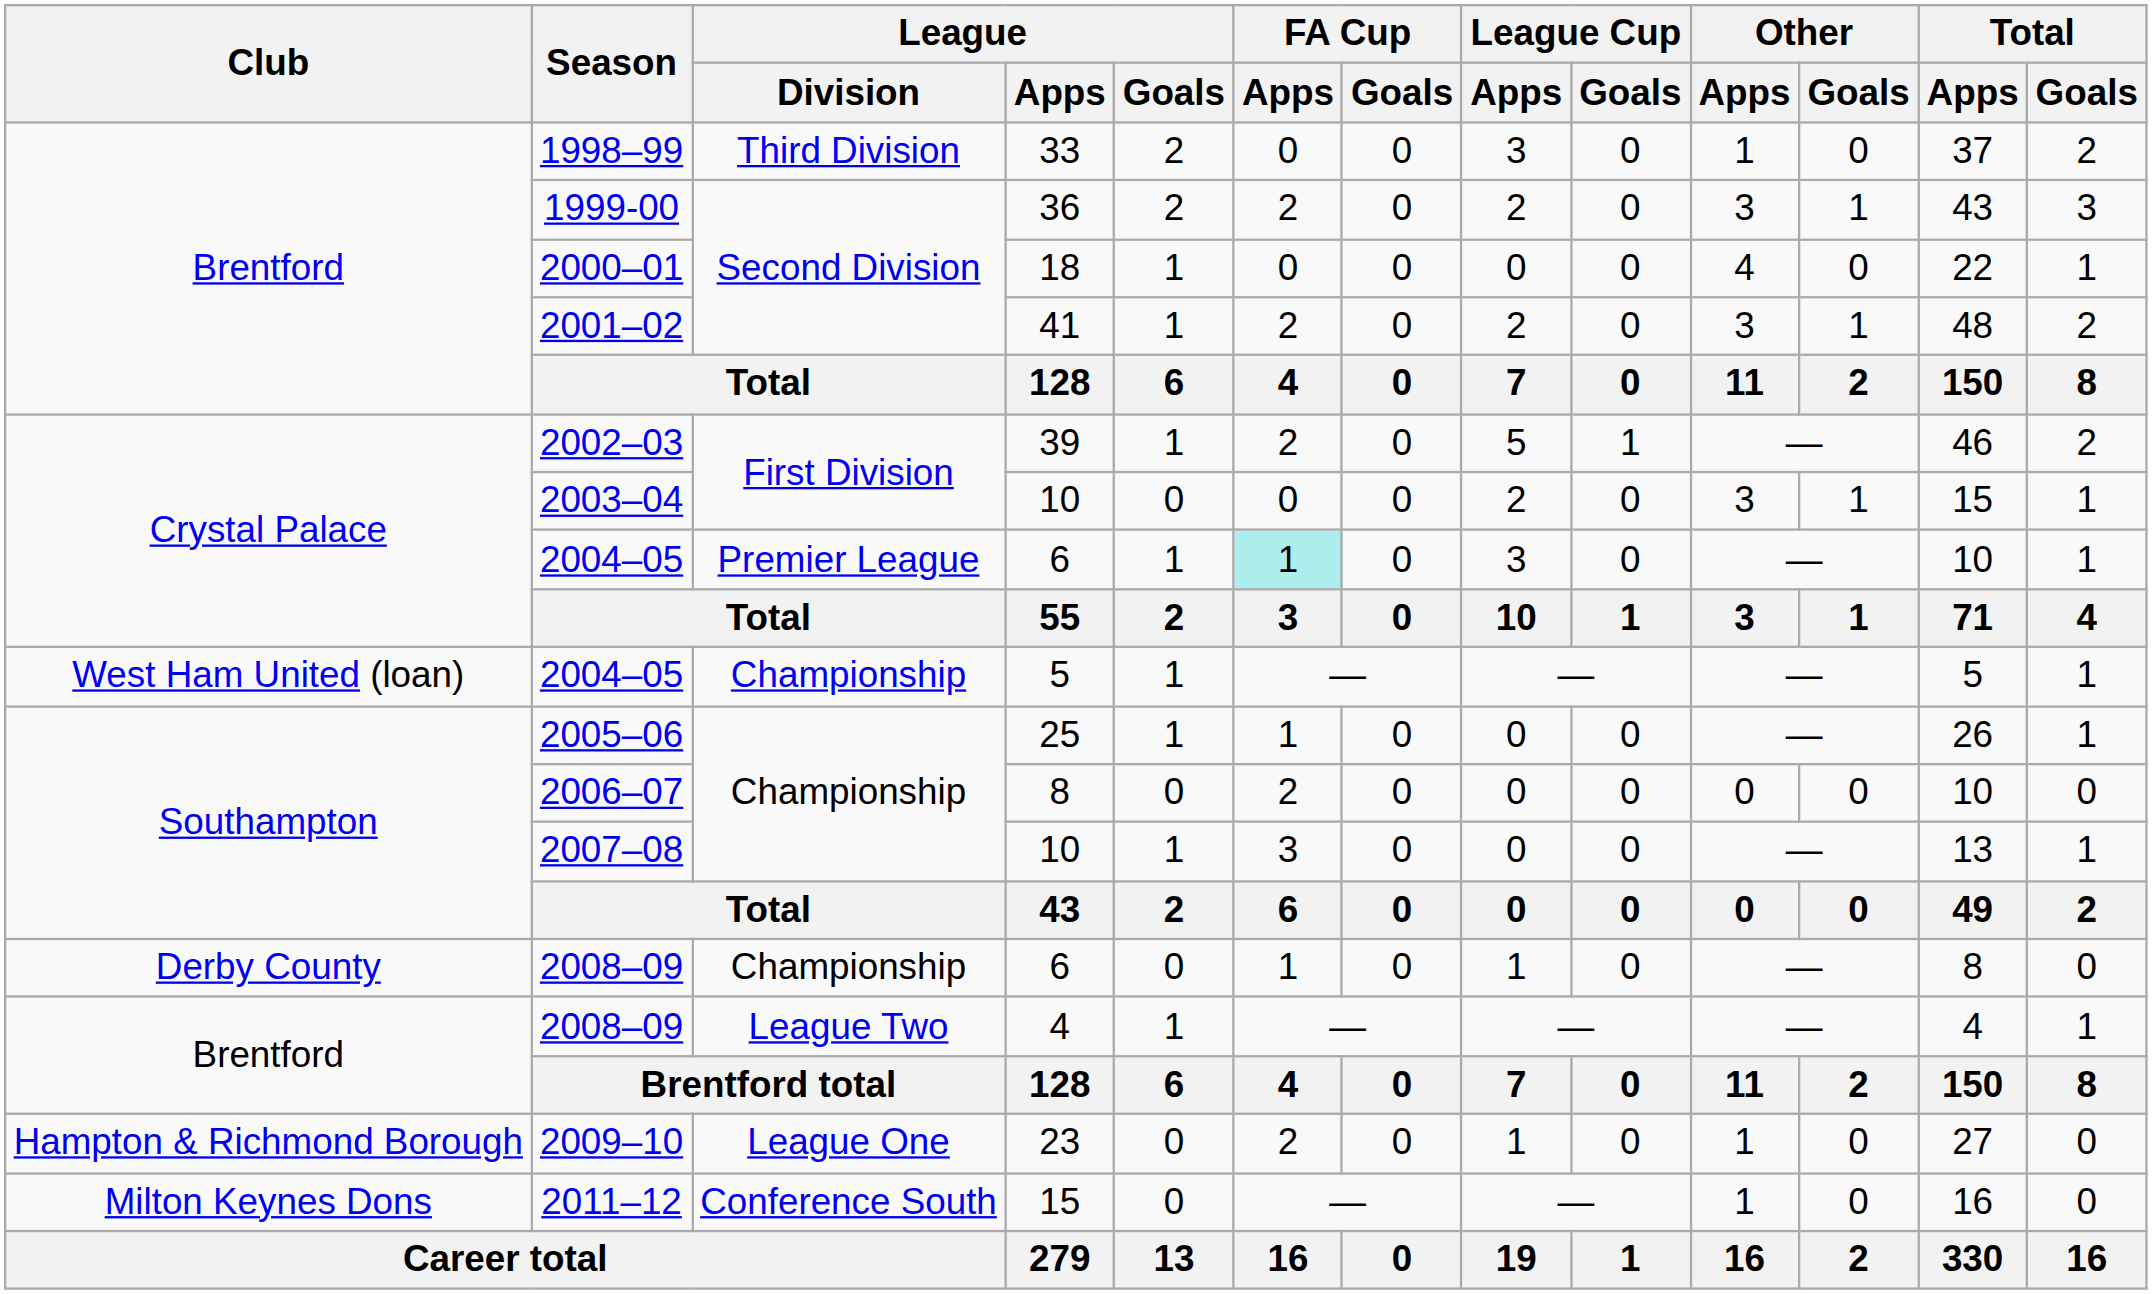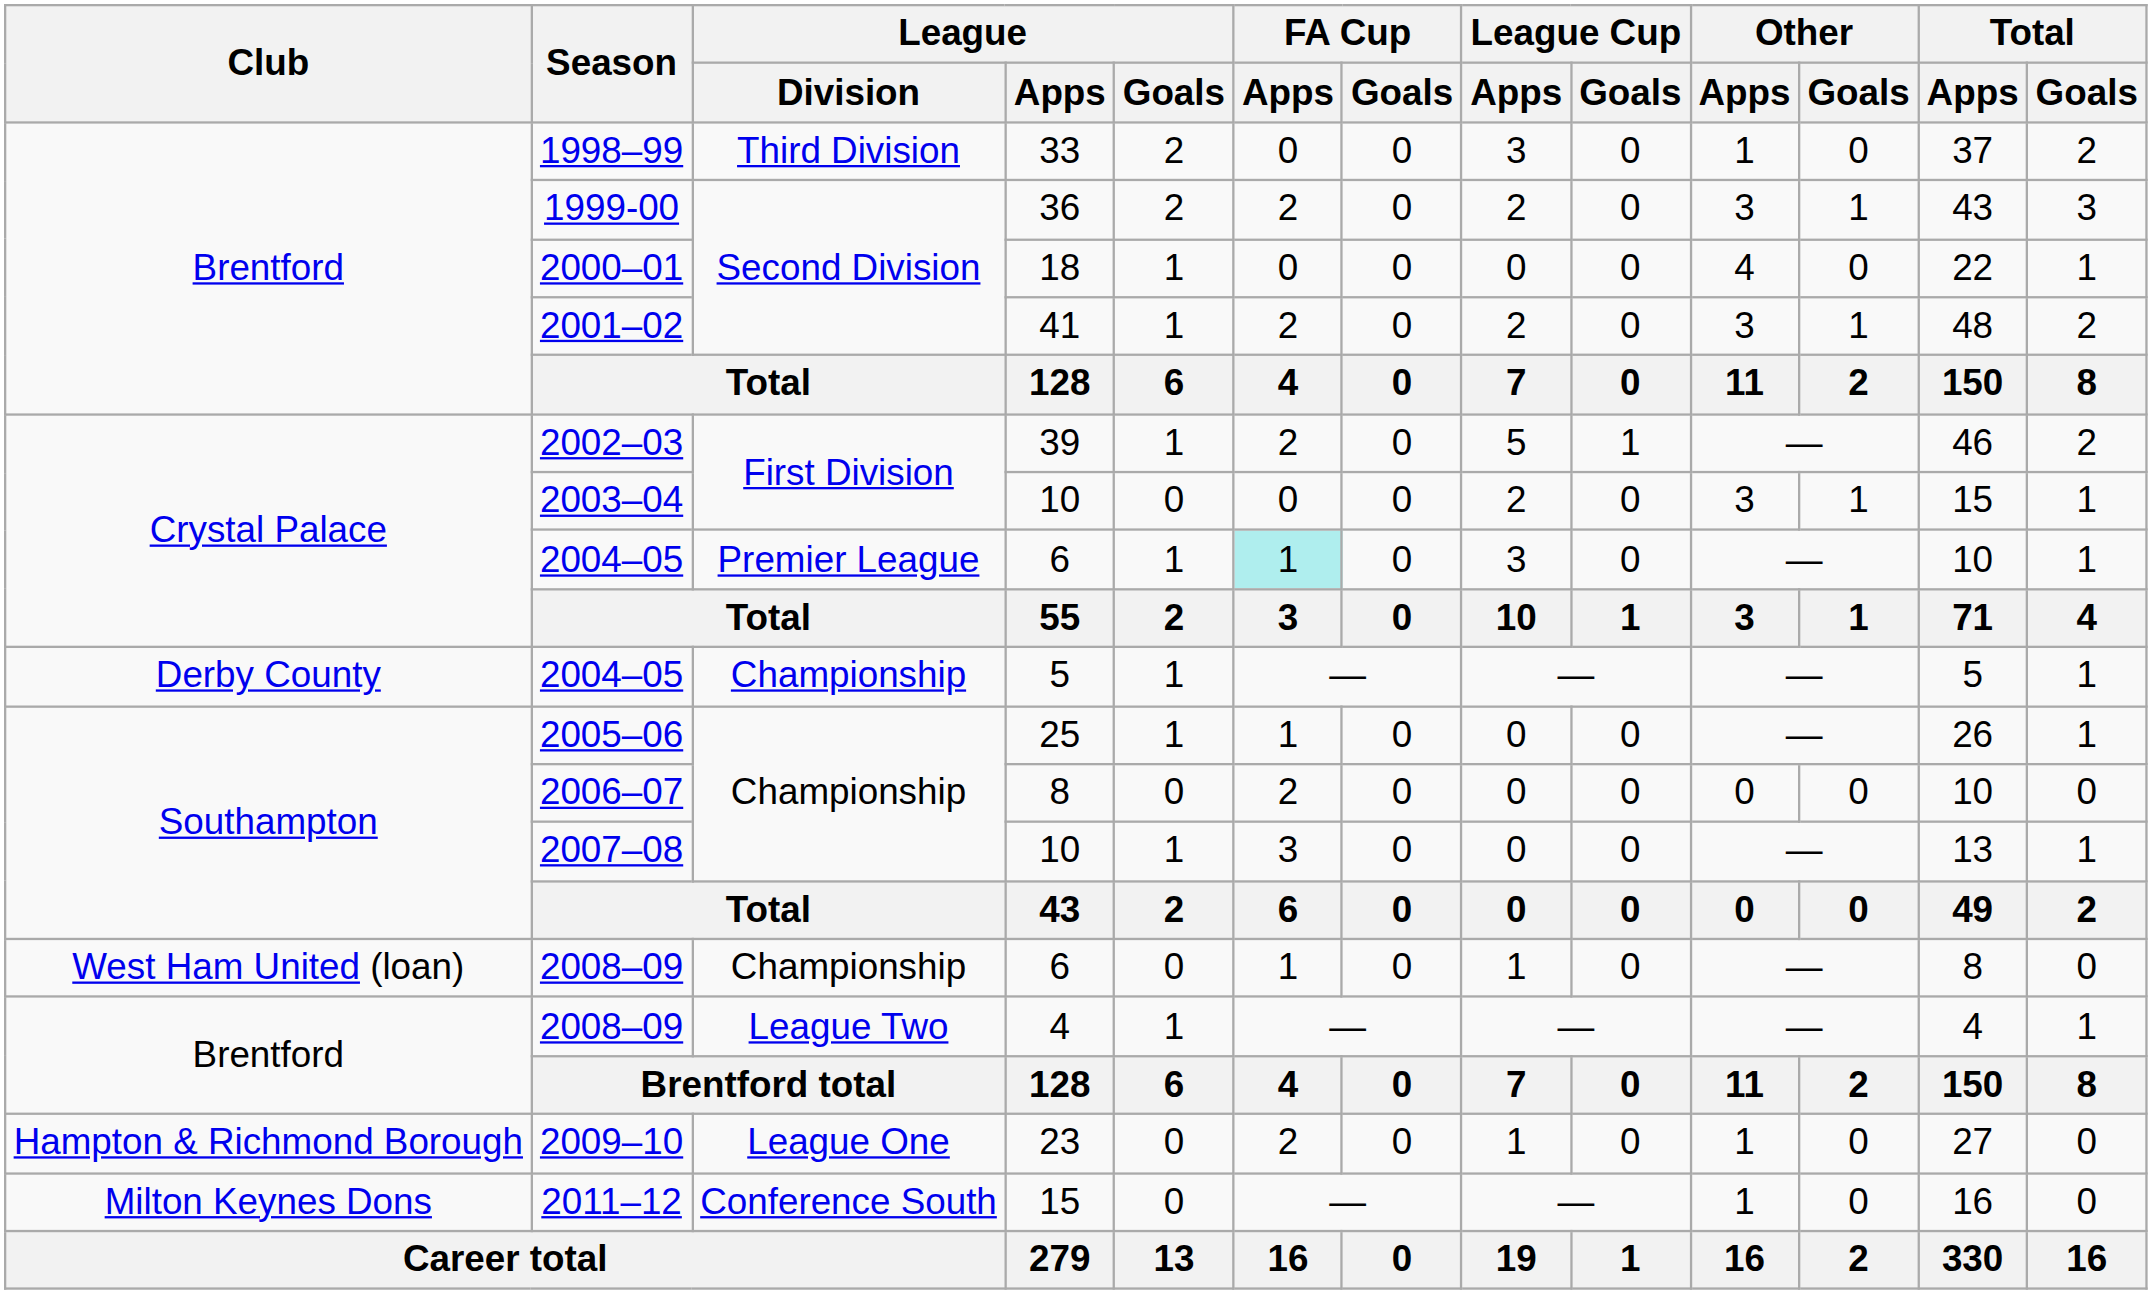(268, 675) West Ham United (loan) -> (268, 675) Derby County
(268, 967) Derby County -> (268, 967) West Ham United (loan)
